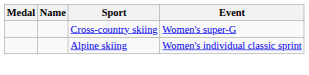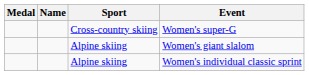+ row: (208, 45)
